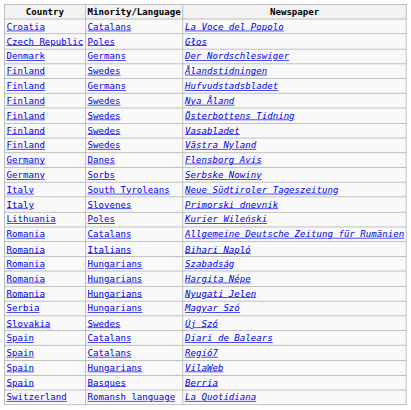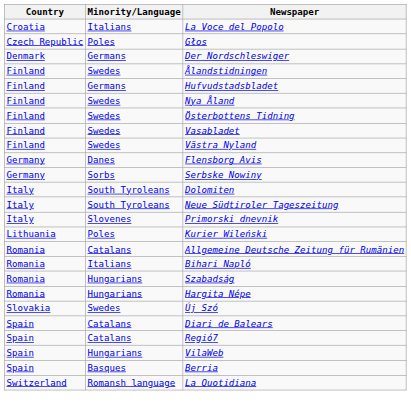(109, 27) Catalans -> (109, 27) Italians
+ row: (210, 190)
- row: (221, 294)
- row: (212, 308)
